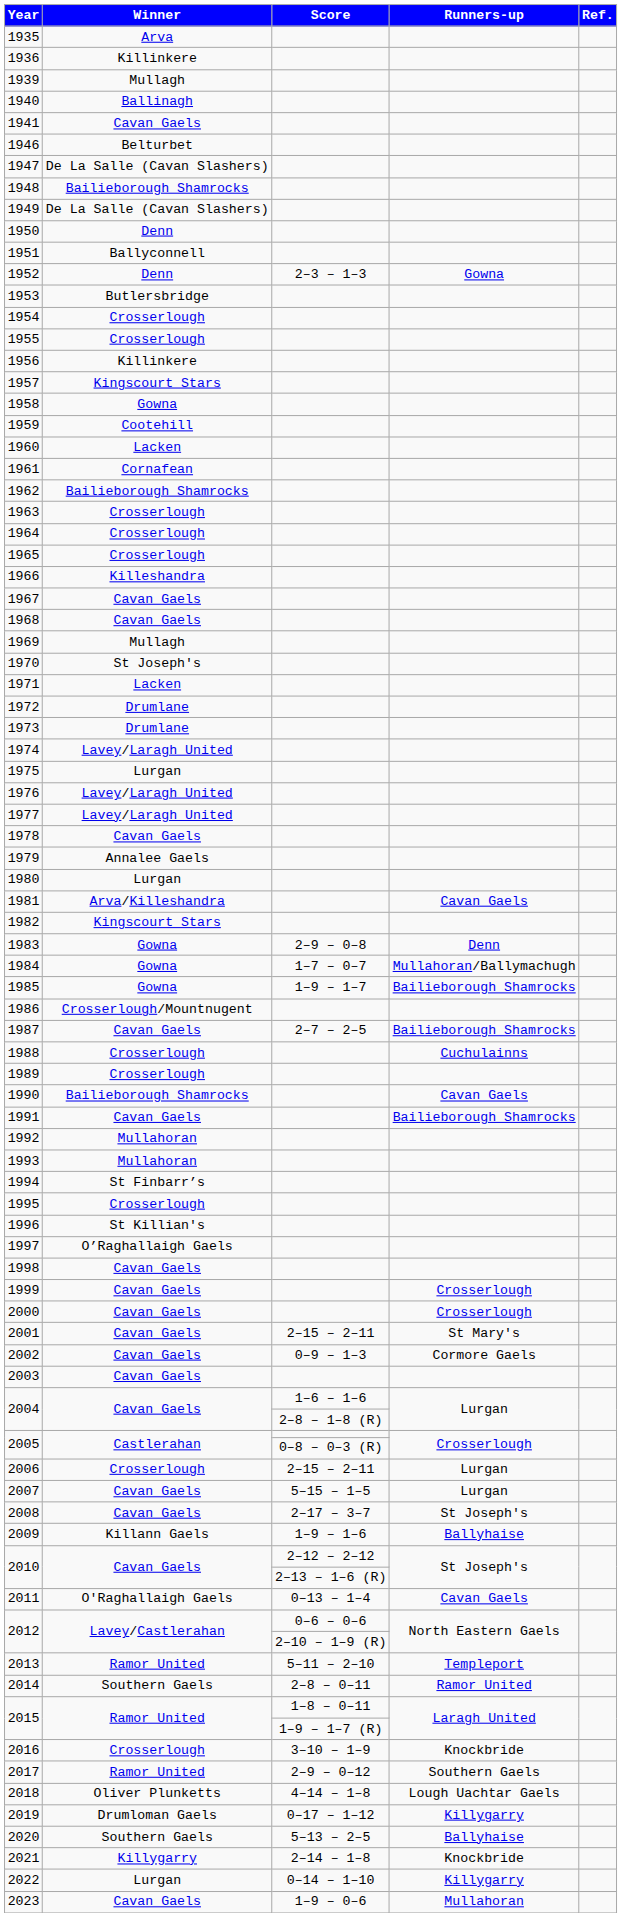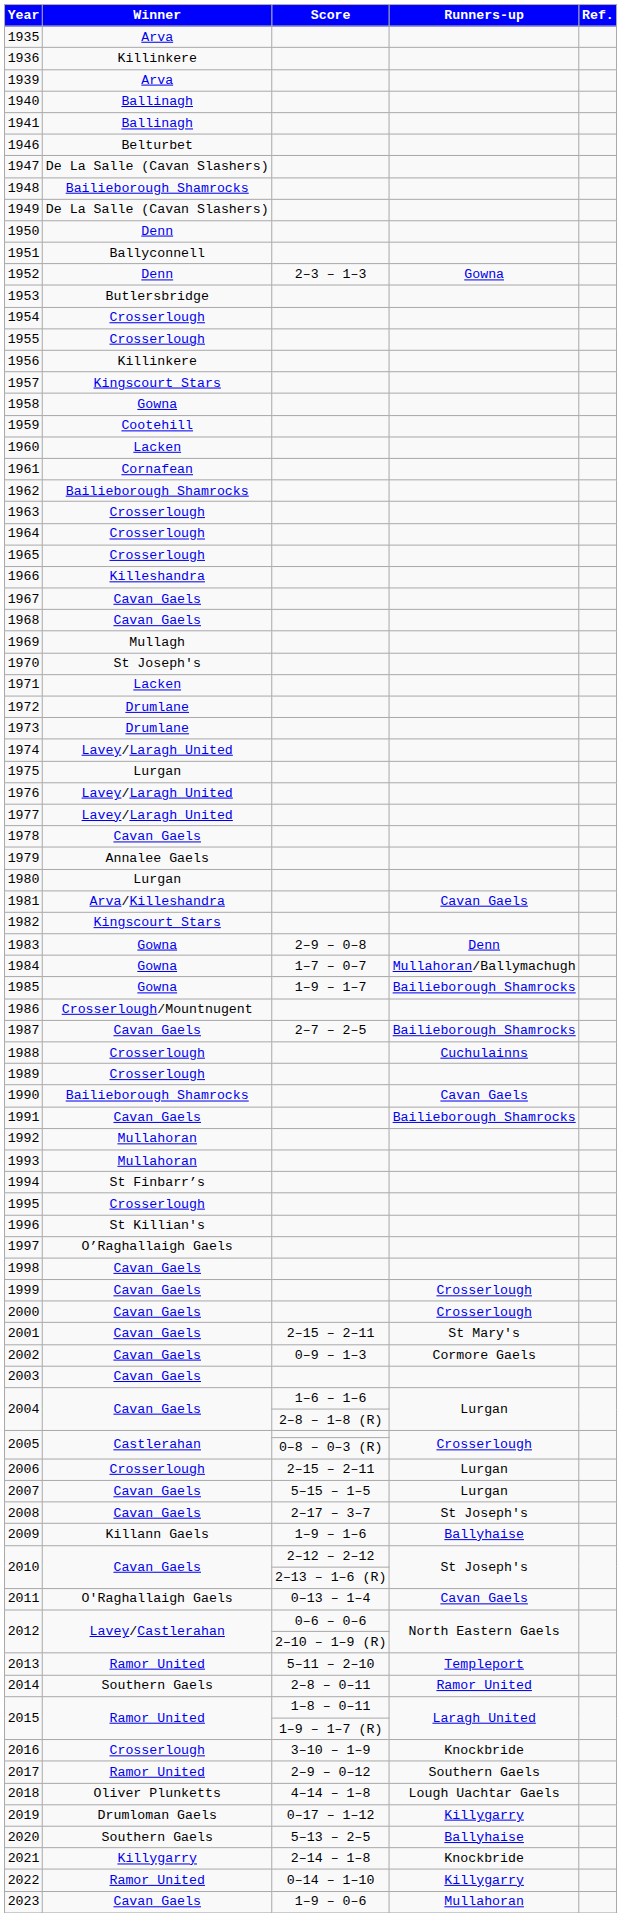(157, 80) Mullagh -> (157, 80) Arva
(157, 123) Cavan Gaels -> (157, 123) Ballinagh
(157, 1880) Lurgan -> (157, 1880) Ramor United
